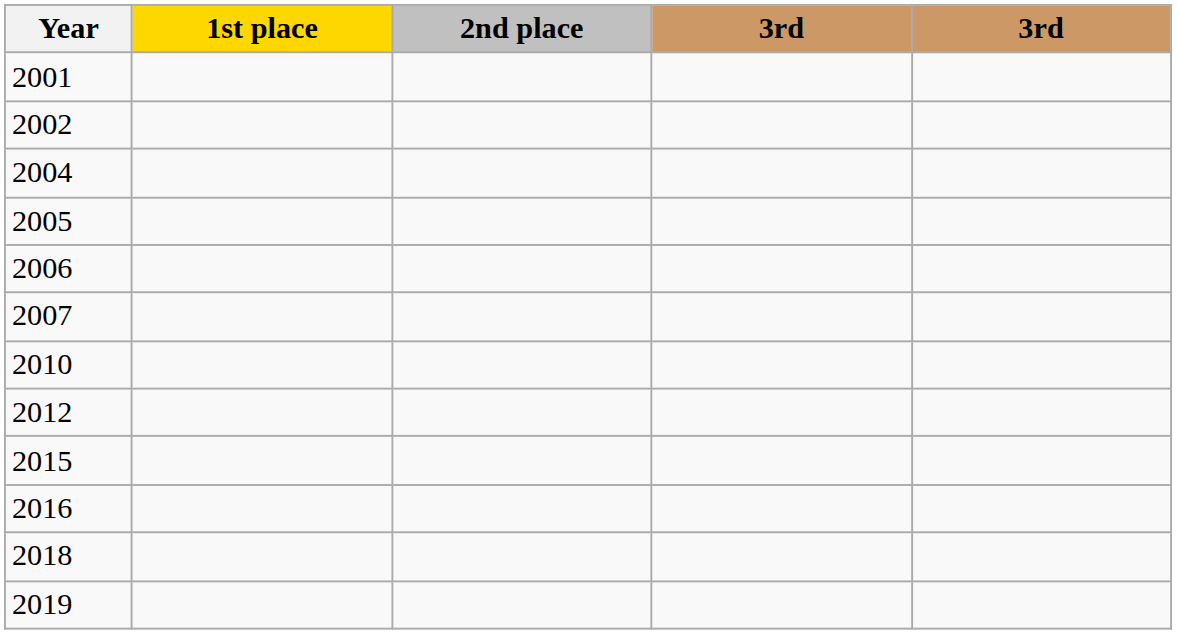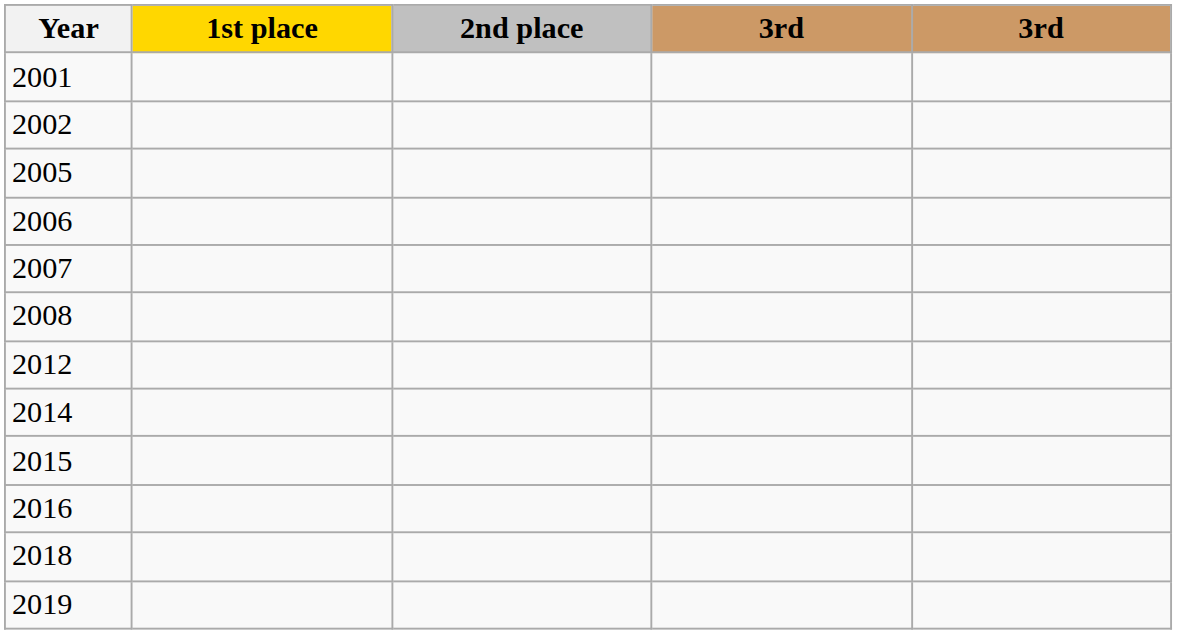- row: (42, 172)
+ row: (42, 316)
- row: (42, 364)
+ row: (42, 412)
